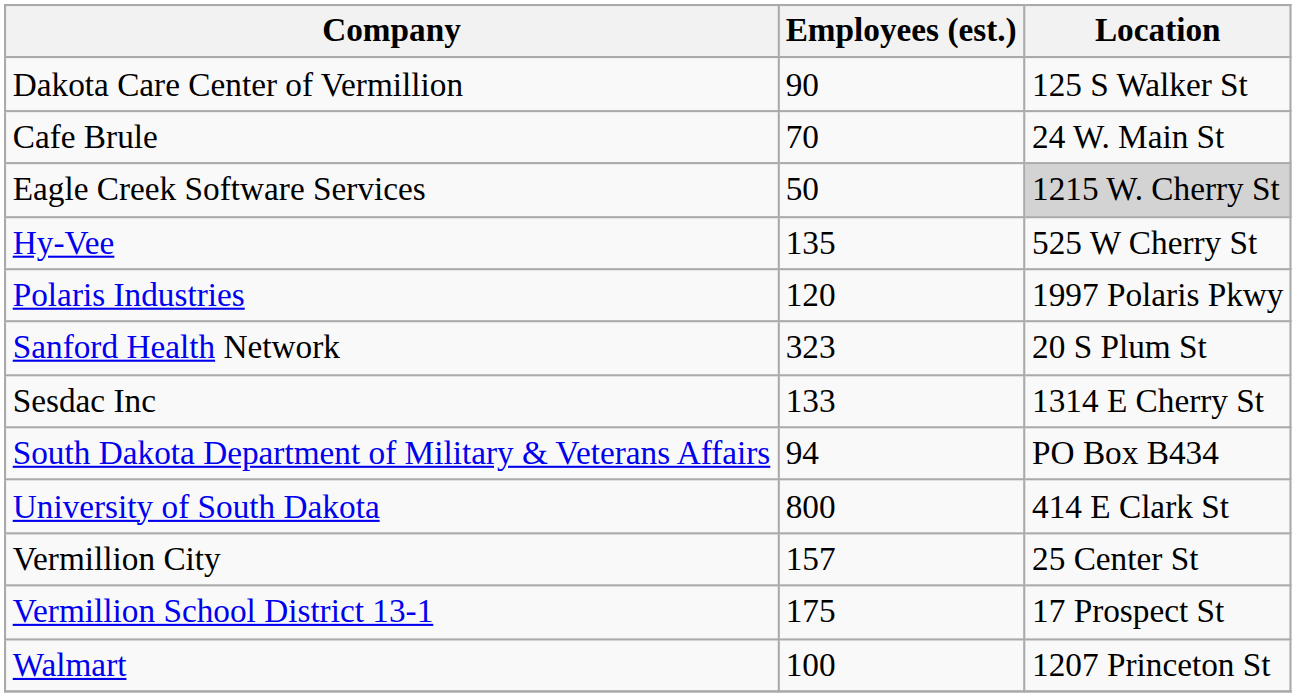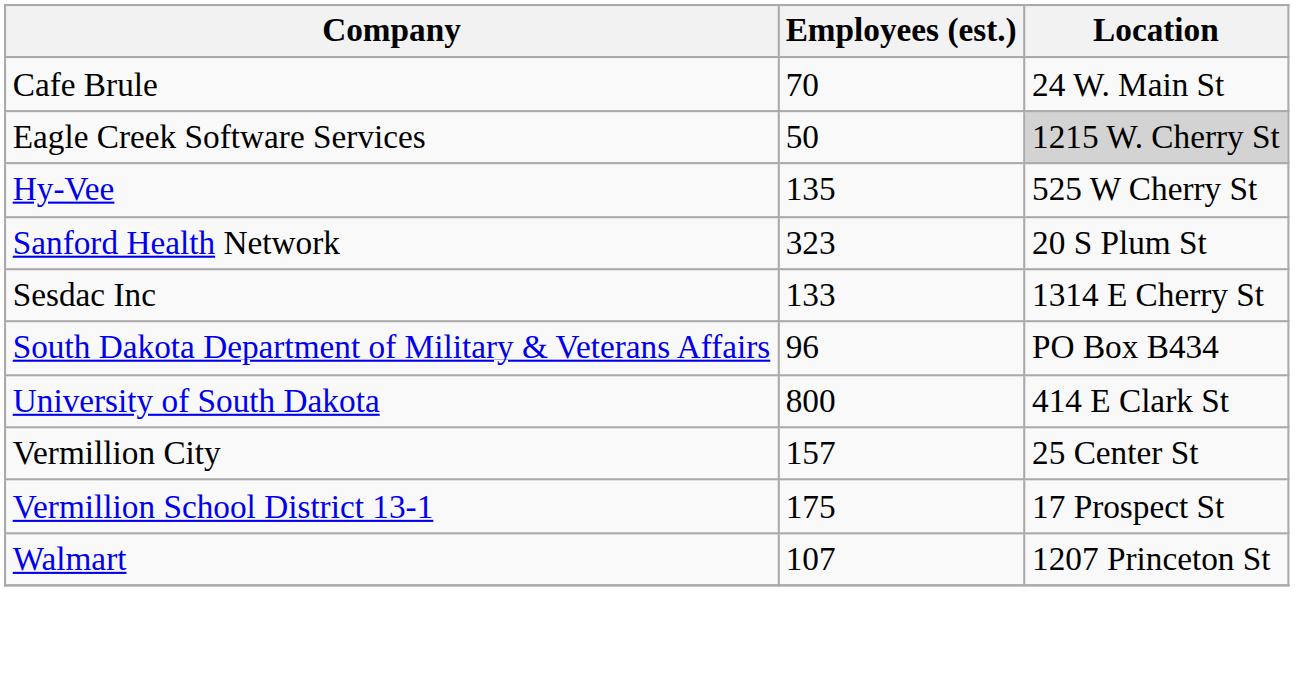- row: (238, 83)
- row: (129, 294)
(802, 453) 94 -> (802, 347) 96
(811, 664) 100 -> (811, 558) 107
